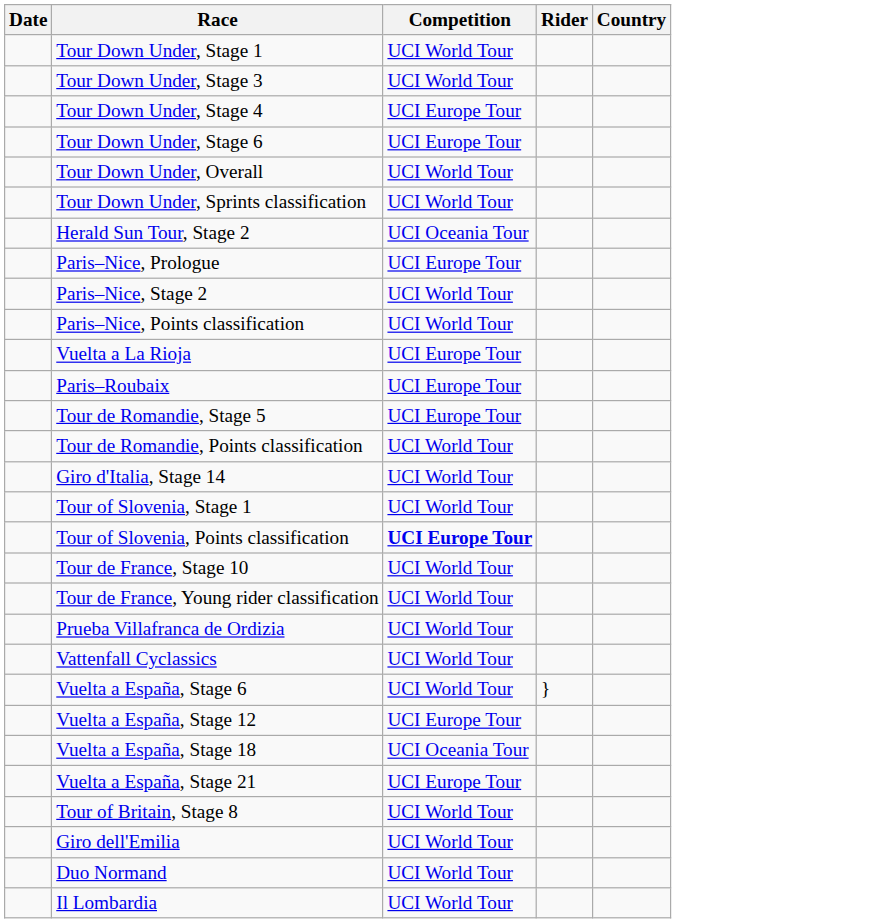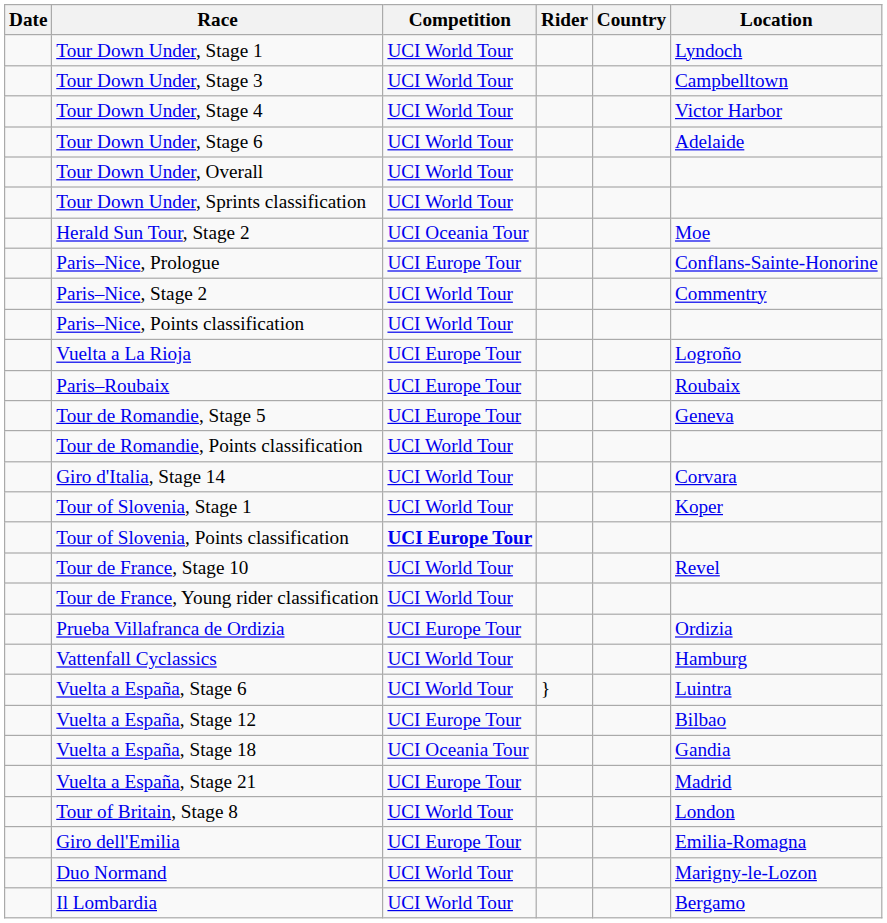+ column: (776, 19)
(454, 111) UCI Europe Tour -> (450, 111) UCI World Tour
(454, 141) UCI Europe Tour -> (450, 141) UCI World Tour
(450, 628) UCI World Tour -> (454, 628) UCI Europe Tour
(450, 841) UCI World Tour -> (454, 841) UCI Europe Tour
